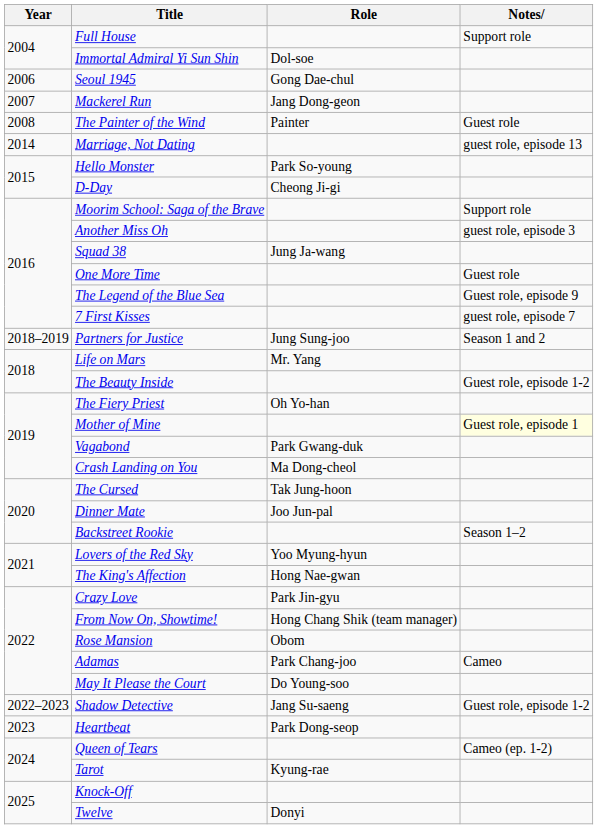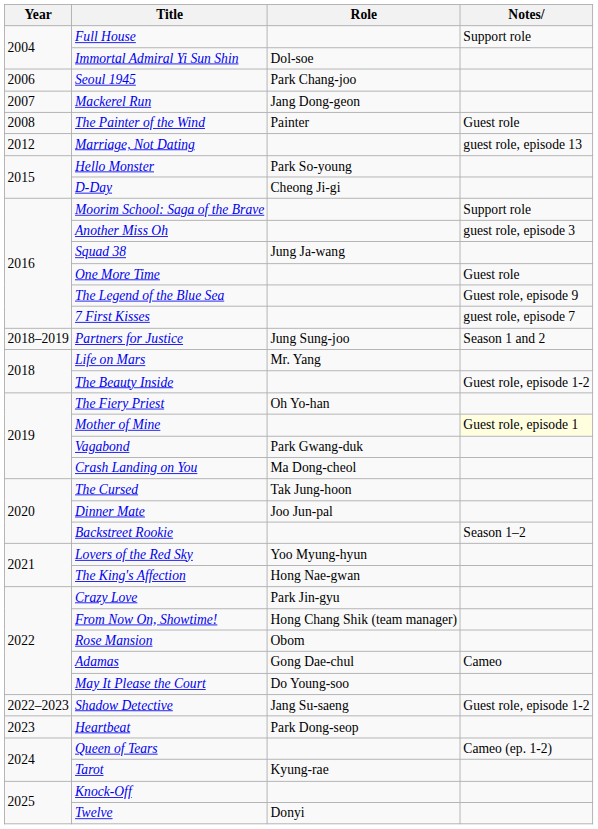(312, 79) Gong Dae-chul -> (313, 79) Park Chang-joo
(21, 144) 2014 -> (21, 144) 2012
(313, 662) Park Chang-joo -> (312, 662) Gong Dae-chul
